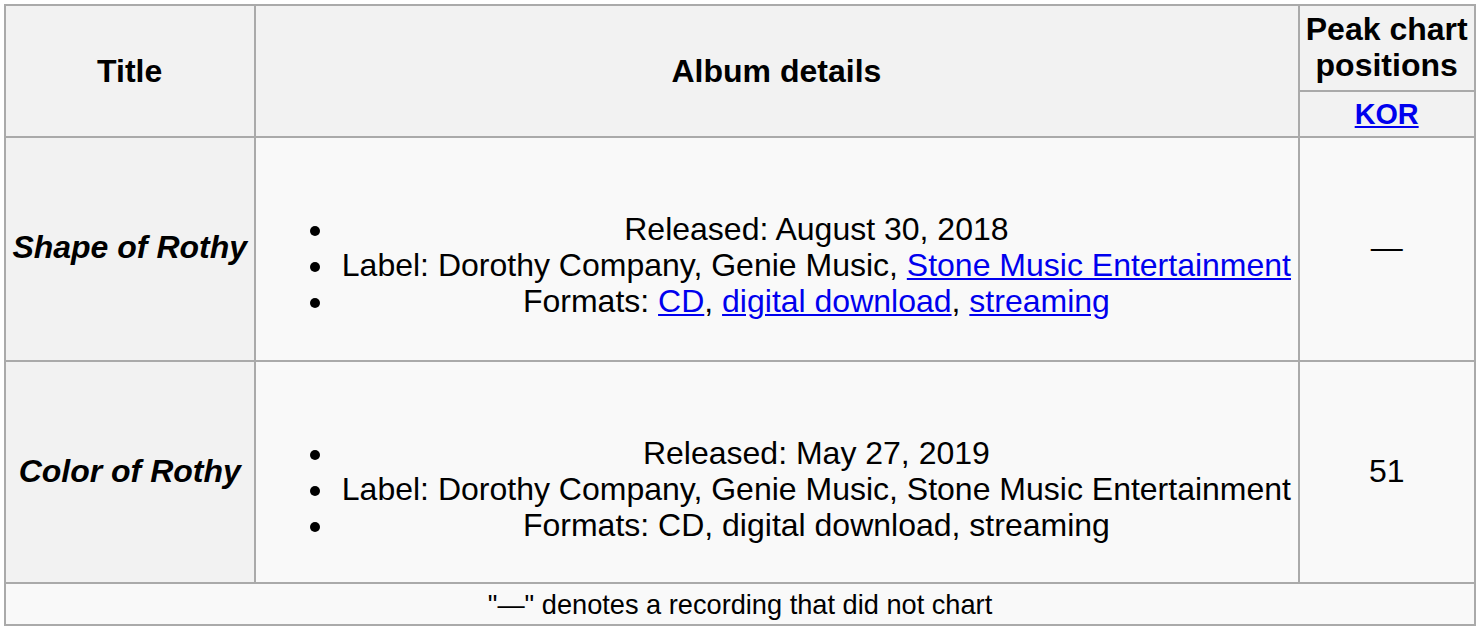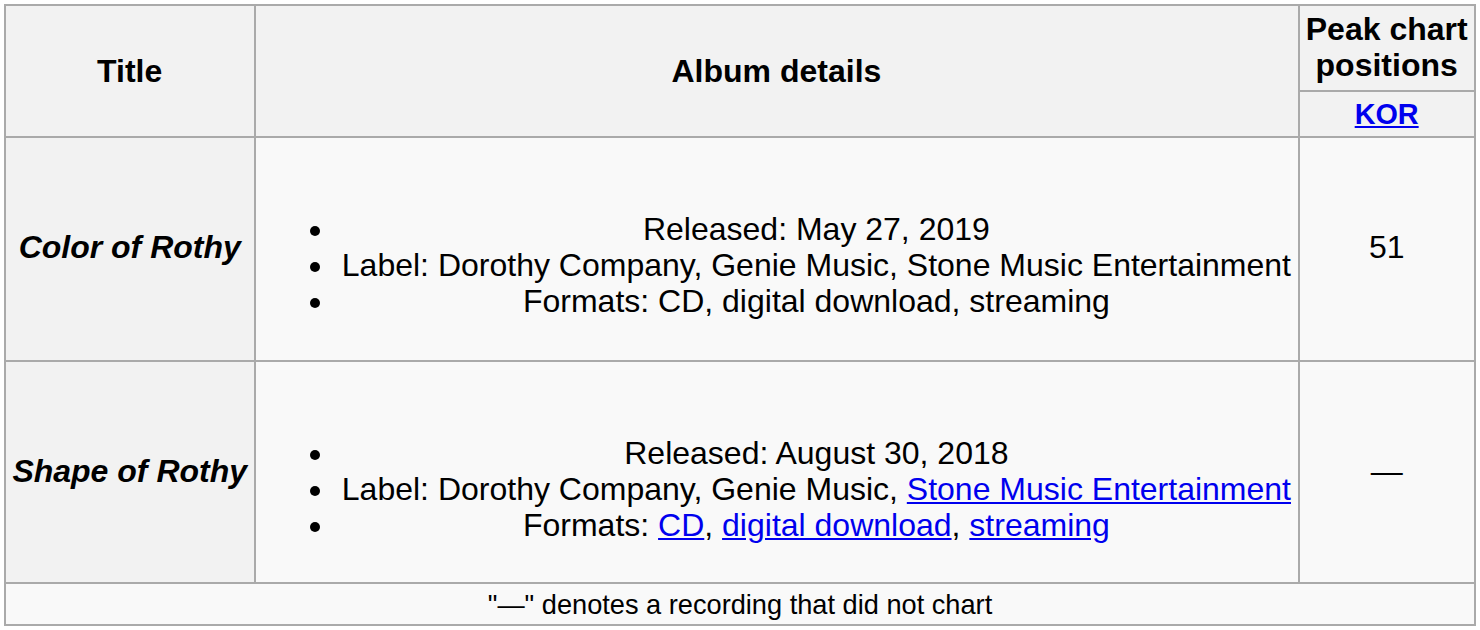rows swapped: (130, 248) <-> (130, 470)
